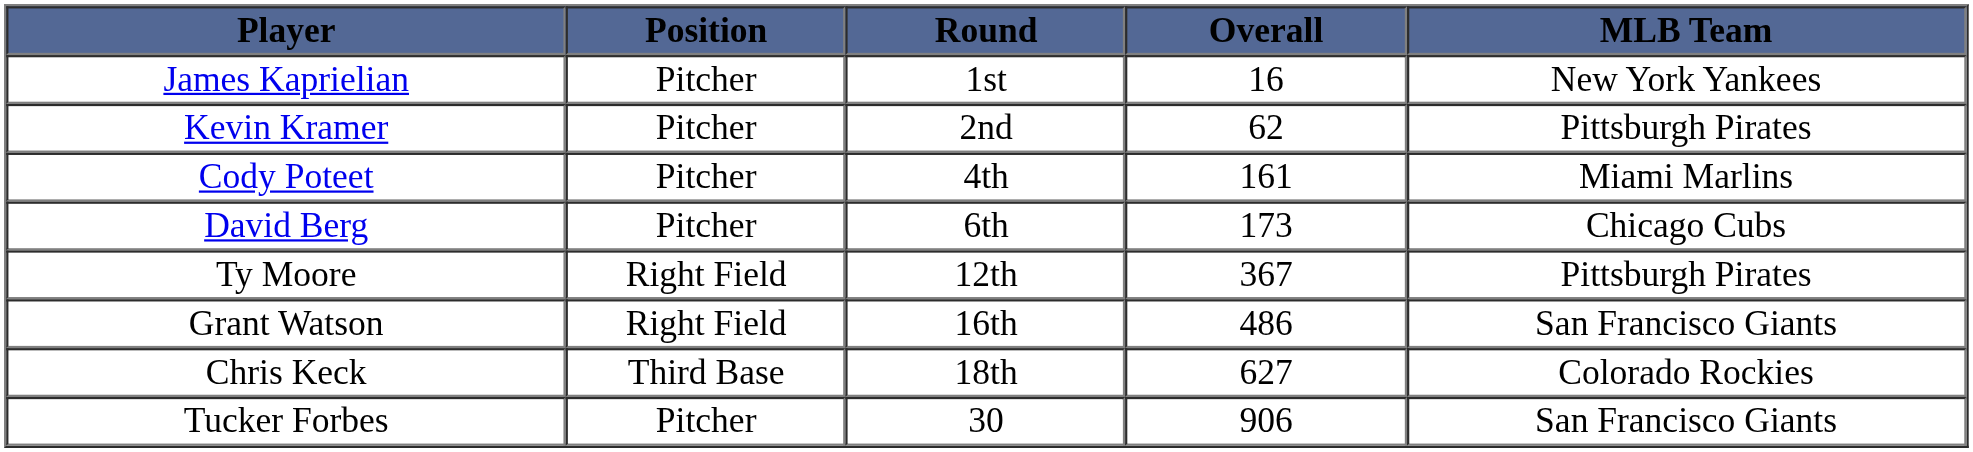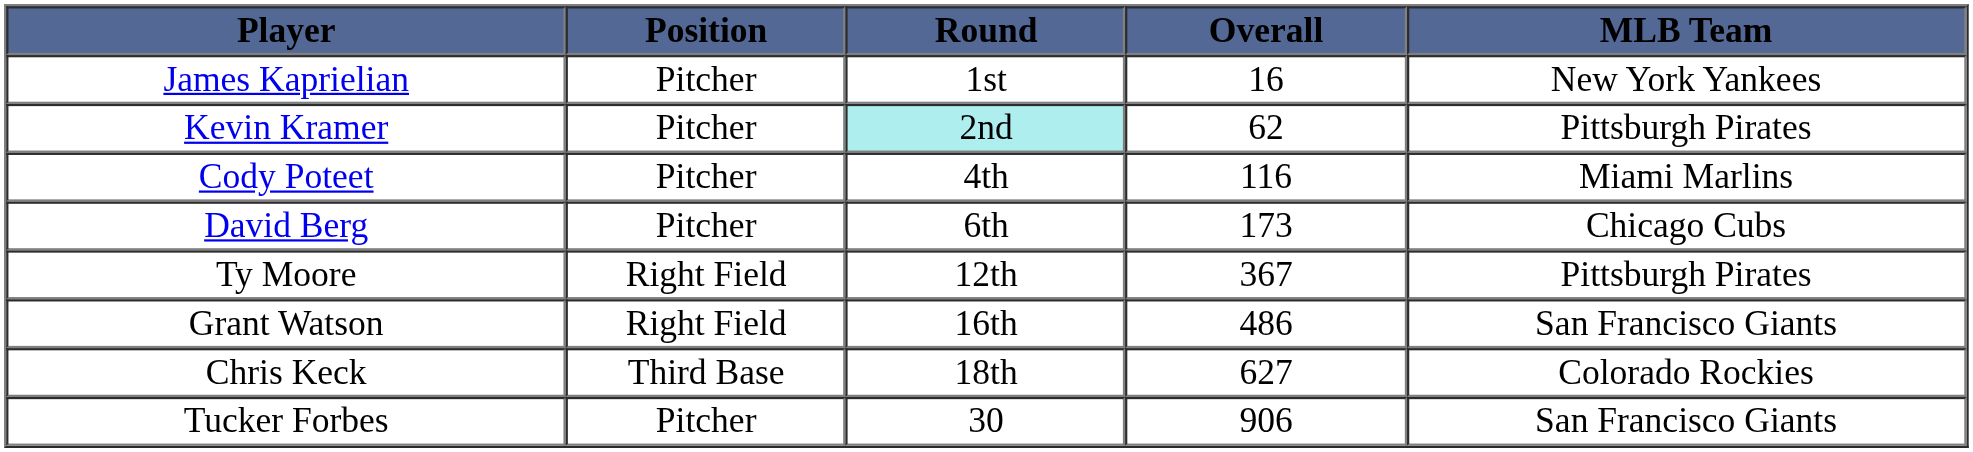(986, 127) no background -> (986, 127) paleturquoise background
(1266, 176) 161 -> (1266, 176) 116
